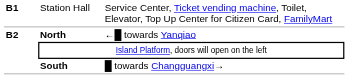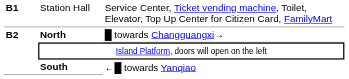(150, 34) ←█ towards Yanqiao -> (164, 34) █ towards Changguangxi→
(164, 66) █ towards Changguangxi→ -> (150, 67) ←█ towards Yanqiao
